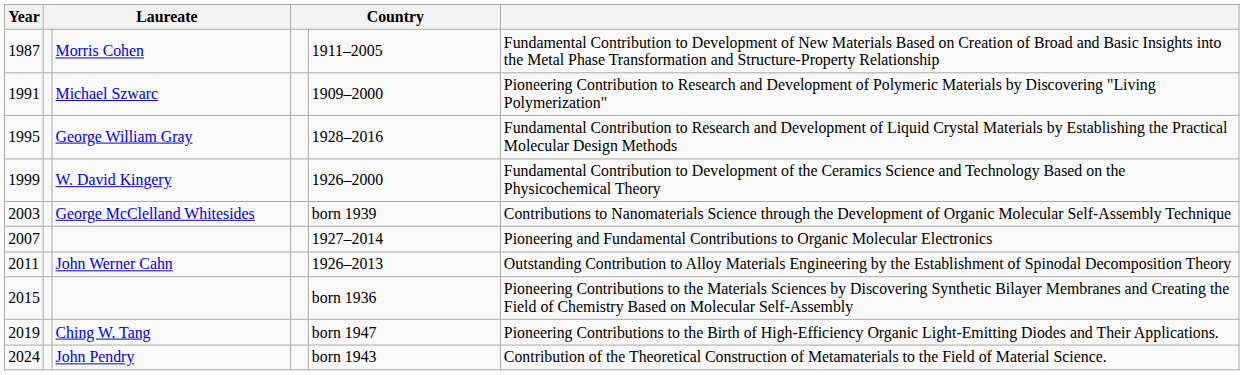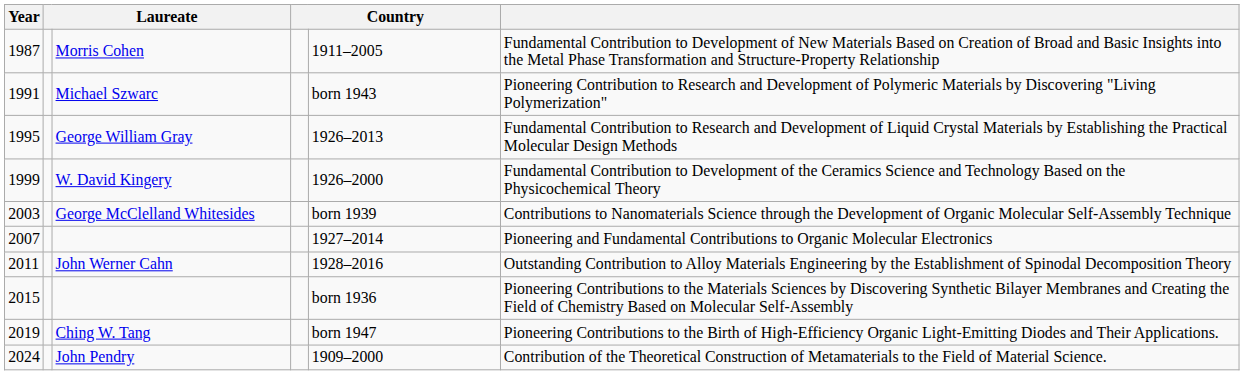(347, 94) 1909–2000 -> (344, 94) born 1943
(347, 136) 1928–2016 -> (347, 136) 1926–2013
(347, 264) 1926–2013 -> (347, 264) 1928–2016
(344, 357) born 1943 -> (347, 357) 1909–2000
